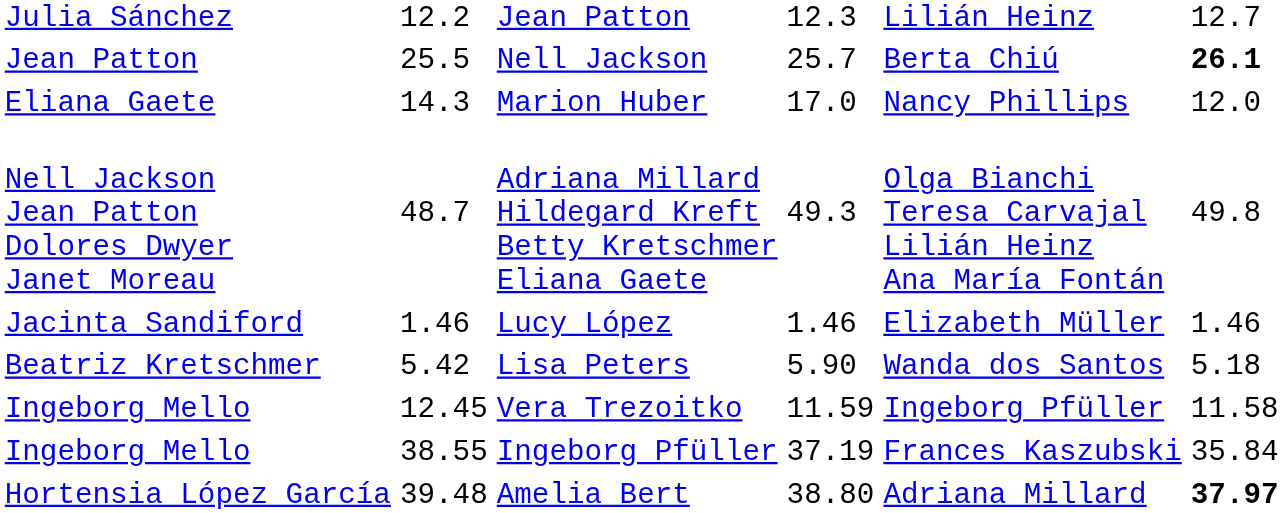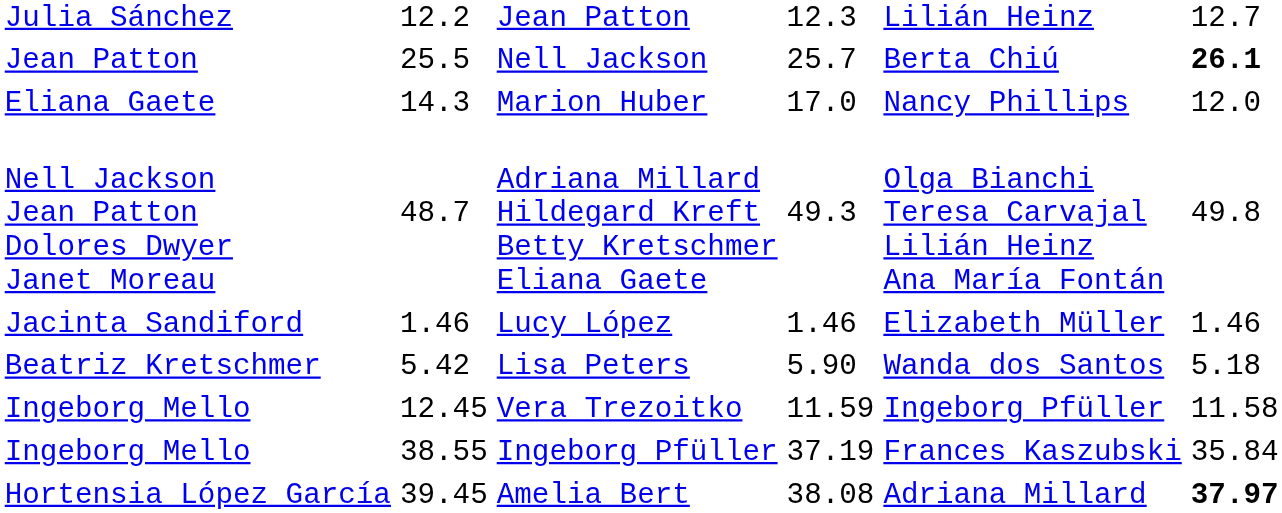(444, 495) 39.48 -> (444, 495) 39.45
(830, 495) 38.80 -> (830, 495) 38.08
